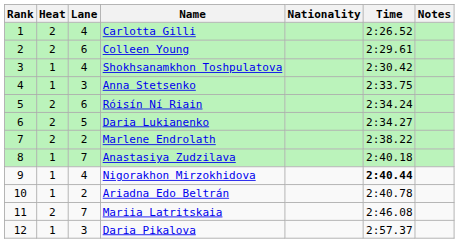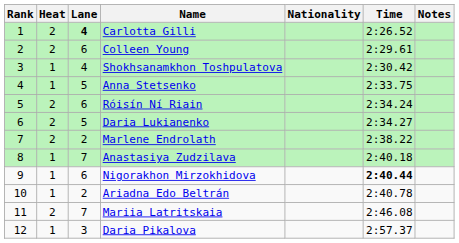(84, 31) normal -> (84, 31) bold
(84, 85) 3 -> (84, 85) 5
(84, 176) 4 -> (84, 176) 6
